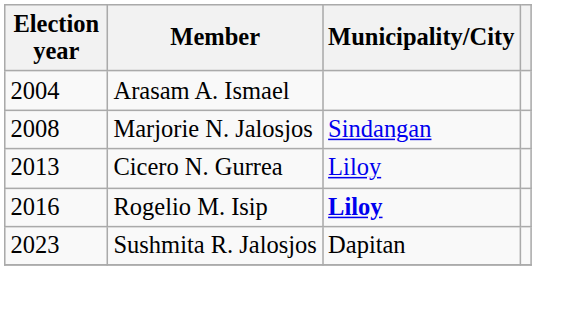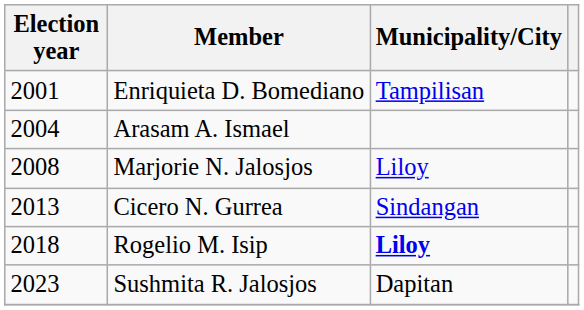+ row: (239, 90)
(380, 129) Sindangan -> (402, 167) Liloy
(355, 167) Liloy -> (427, 206) Sindangan
(35, 206) 2016 -> (35, 245) 2018
